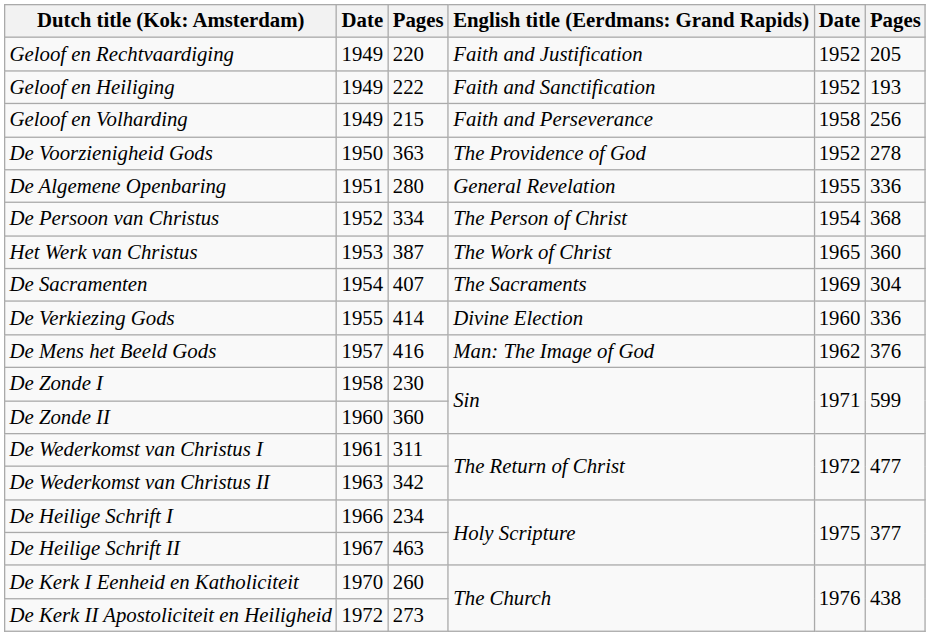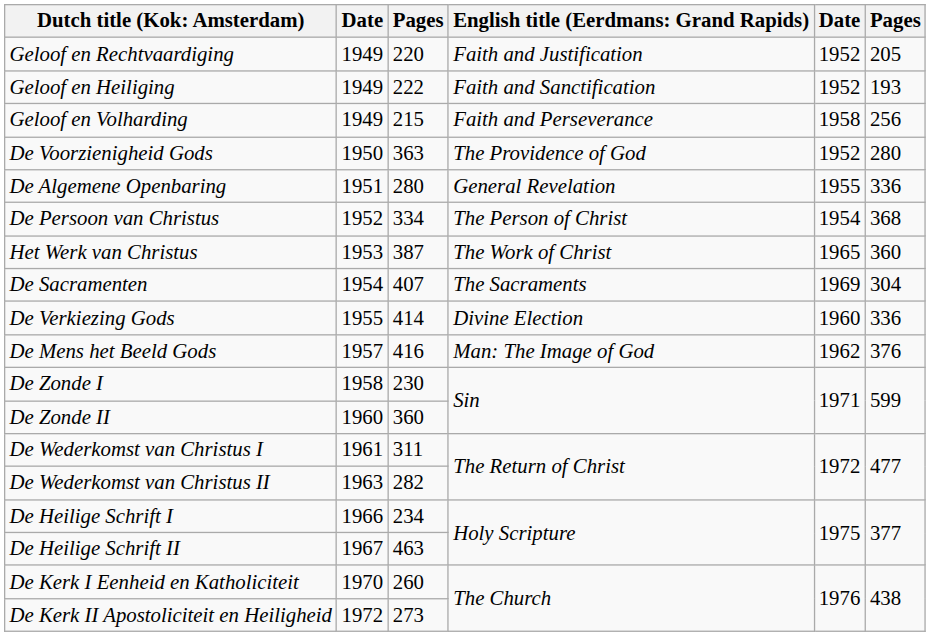(886, 152) 278 -> (886, 152) 280
(408, 482) 342 -> (408, 482) 282
